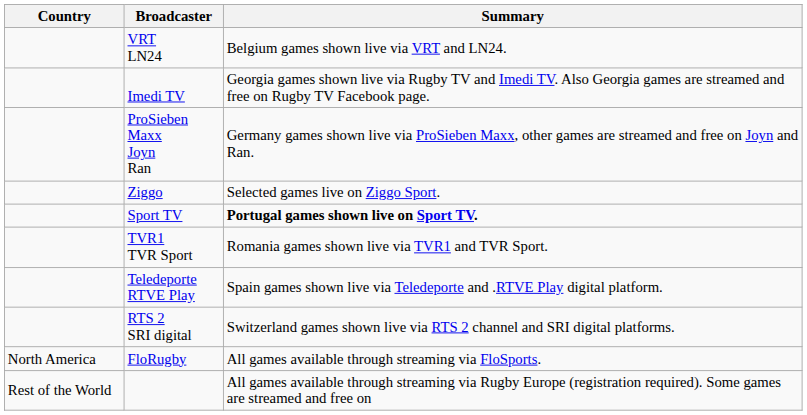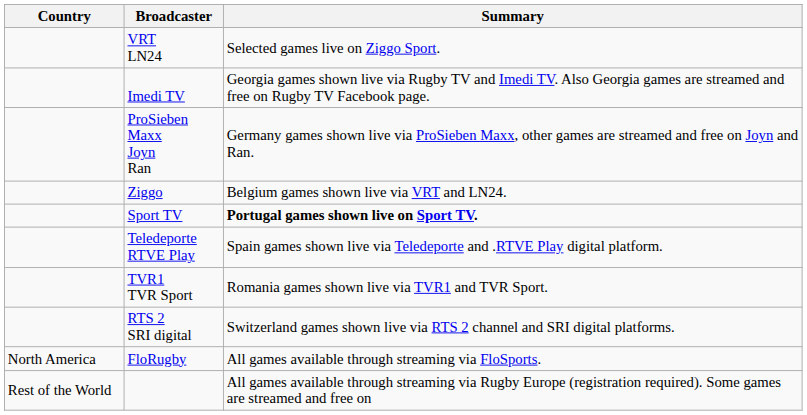(367, 47) Belgium games shown live via VRT and LN24. -> (333, 47) Selected games live on Ziggo Sport.
(333, 192) Selected games live on Ziggo Sport. -> (367, 192) Belgium games shown live via VRT and LN24.
rows swapped: (160, 247) <-> (162, 287)
